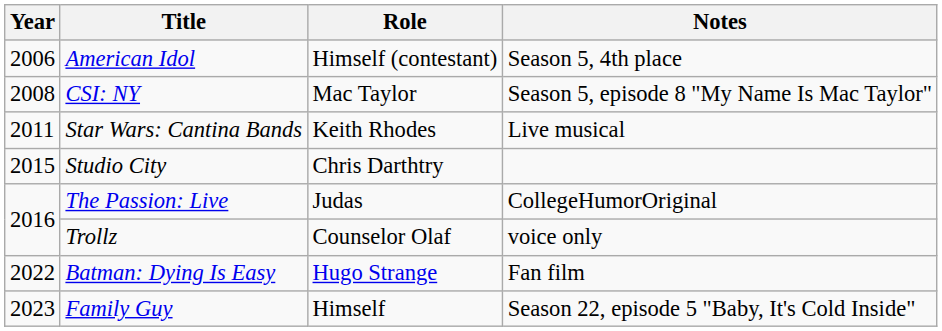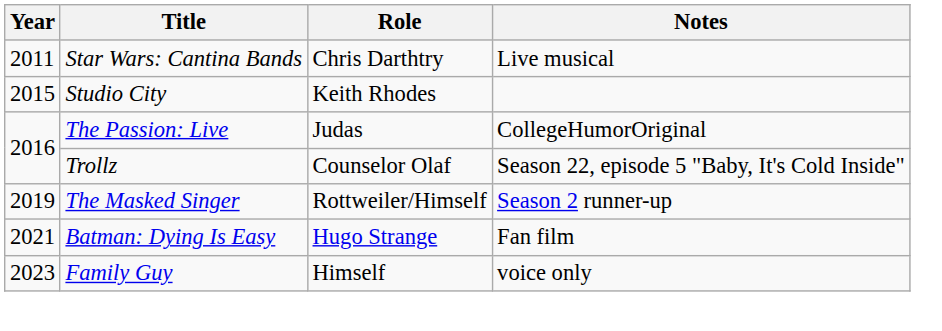- row: (130, 58)
- row: (103, 93)
(374, 129) Keith Rhodes -> (378, 58) Chris Darthtry
(378, 165) Chris Darthtry -> (374, 93) Keith Rhodes
(555, 237) voice only -> (701, 165) Season 22, episode 5 "Baby, It's Cold Inside"
+ row: (153, 201)
(32, 272) 2022 -> (32, 237) 2021
(712, 308) Season 22, episode 5 "Baby, It's Cold Inside" -> (544, 272) voice only
